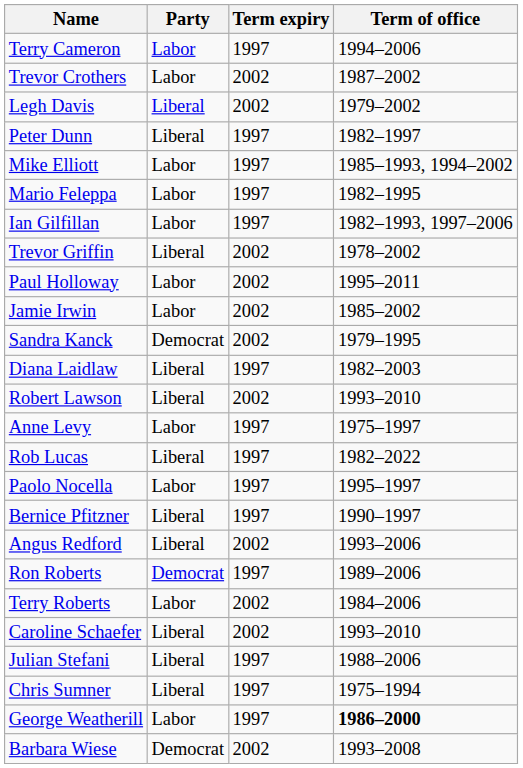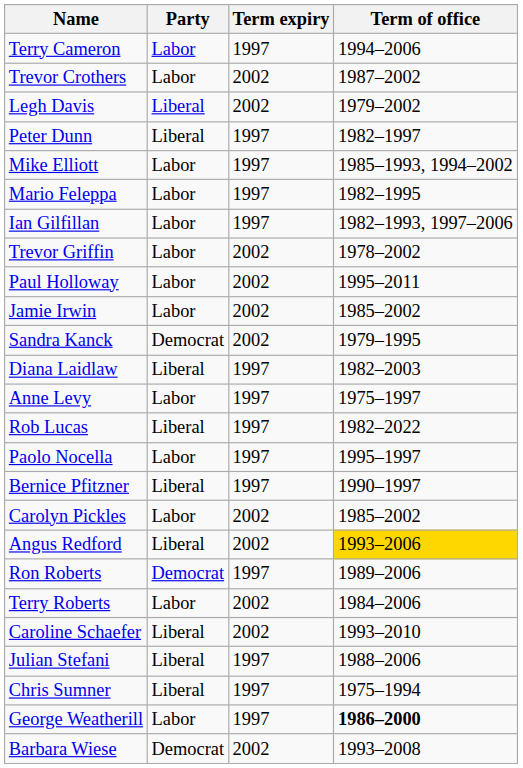(178, 252) Liberal -> (174, 252) Labor
- row: (65, 398)
+ row: (67, 515)
(379, 544) no background -> (379, 544) gold background
